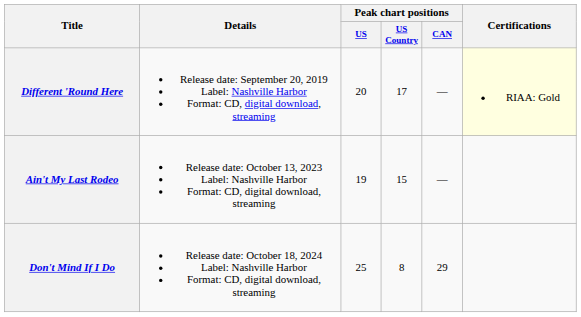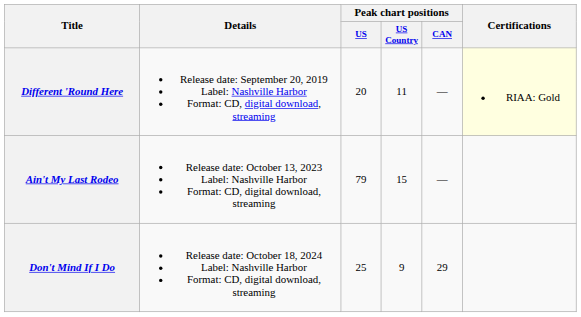(402, 91) 17 -> (402, 91) 11
(361, 179) 19 -> (361, 179) 79
(402, 267) 8 -> (402, 267) 9
